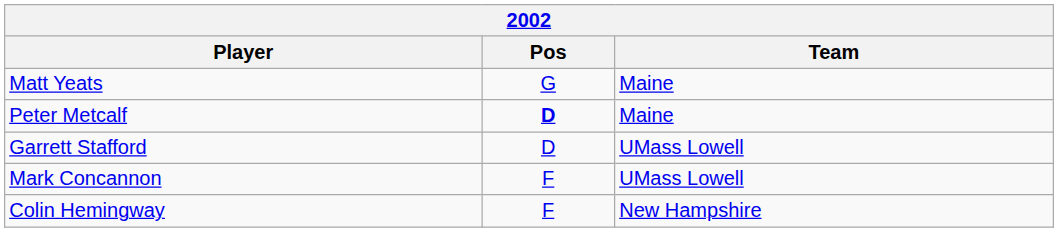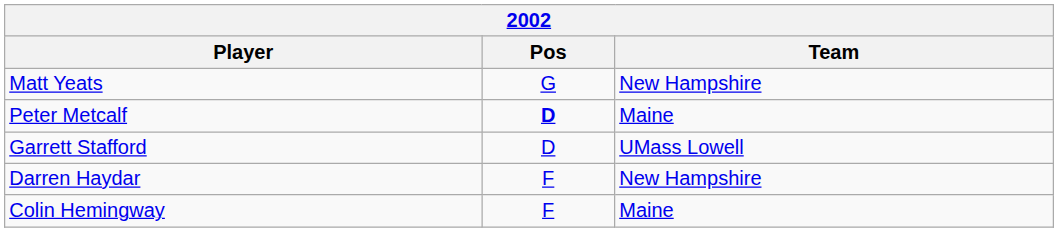(646, 83) Maine -> (690, 83) New Hampshire
- row: (85, 178)
+ row: (75, 178)
(690, 210) New Hampshire -> (646, 210) Maine
